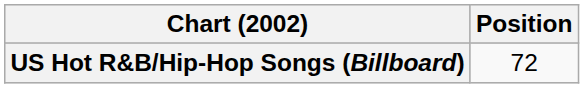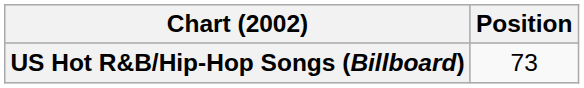(524, 62) 72 -> (524, 62) 73
